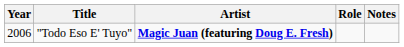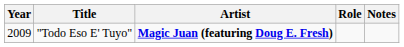(19, 33) 2006 -> (19, 33) 2009
